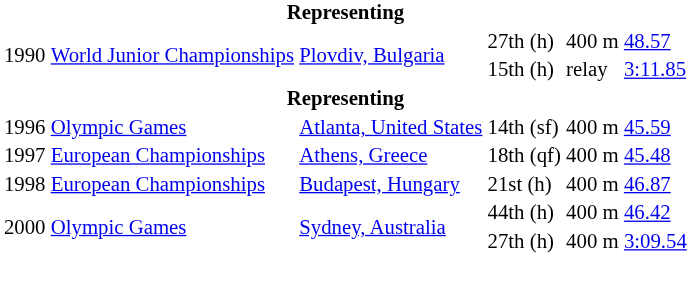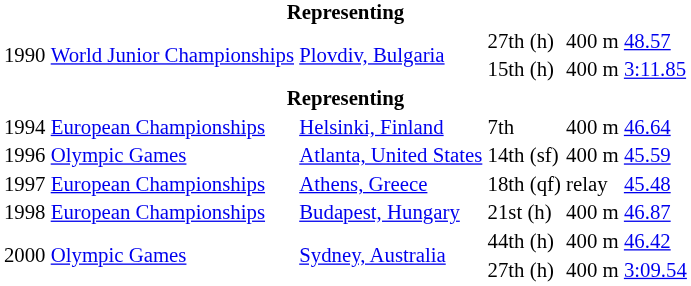(587, 69) relay -> (592, 69) 400 m
+ row: (25, 126)
(592, 155) 400 m -> (587, 184) relay
